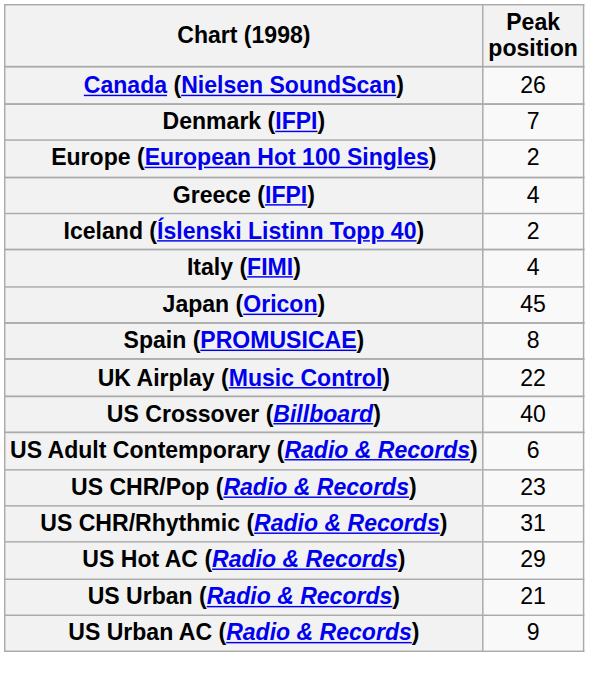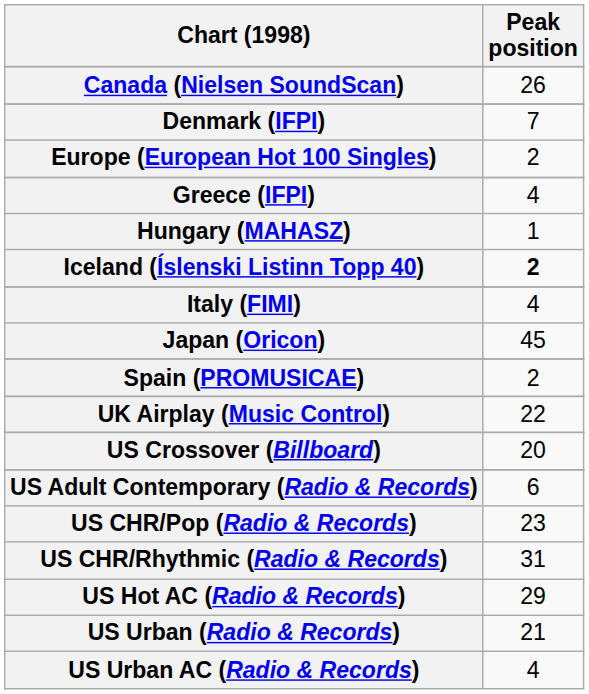+ row: (244, 231)
(533, 231) normal -> (533, 267) bold
(533, 341) 8 -> (533, 377) 2
(533, 414) 40 -> (533, 450) 20
(533, 633) 9 -> (533, 669) 4
